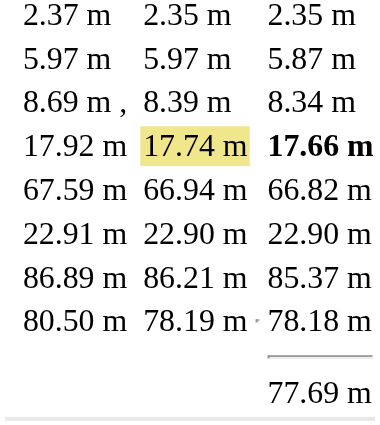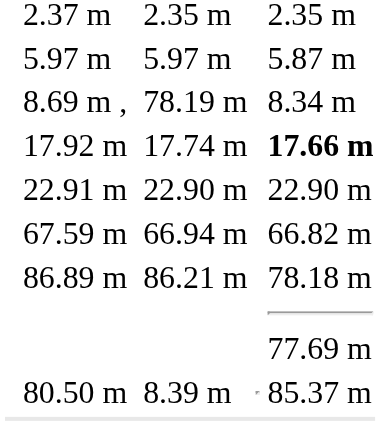(187, 101) 8.39 m -> (195, 101) 78.19 m
(195, 145) khaki background -> (195, 145) no background
rows swapped: (75, 233) <-> (75, 189)
(320, 277) 85.37 m -> (321, 312) 78.18 m 77.69 m
(195, 320) 78.19 m -> (187, 392) 8.39 m
(321, 356) 78.18 m 77.69 m -> (320, 392) 85.37 m
